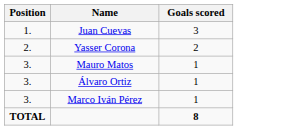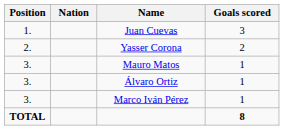+ column: (74, 13)
